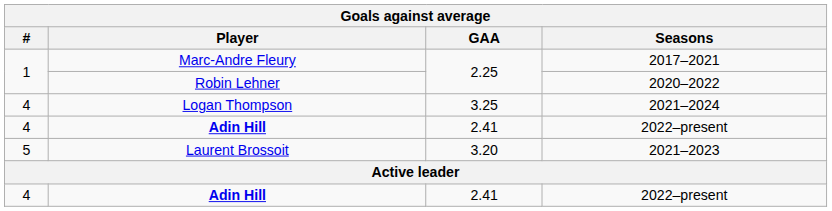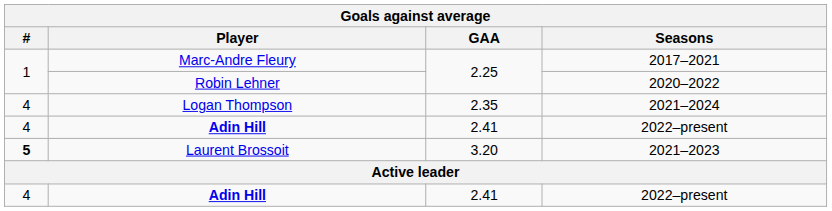(484, 105) 3.25 -> (484, 105) 2.35
(27, 150) normal -> (27, 150) bold
